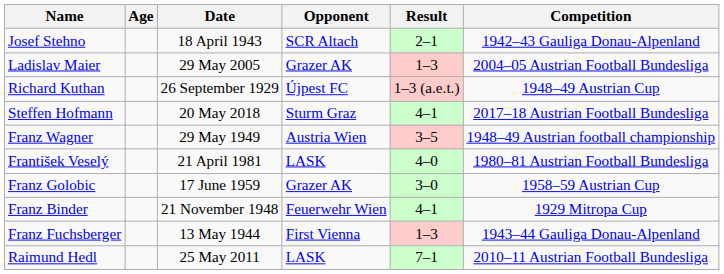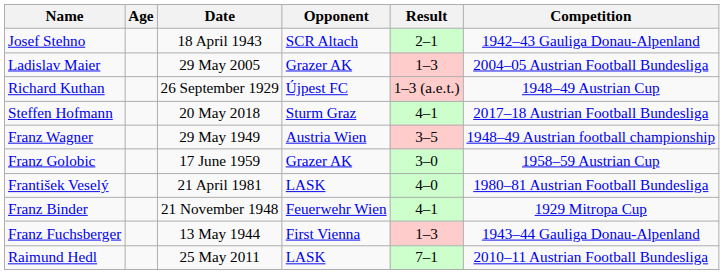rows swapped: (58, 161) <-> (52, 185)
